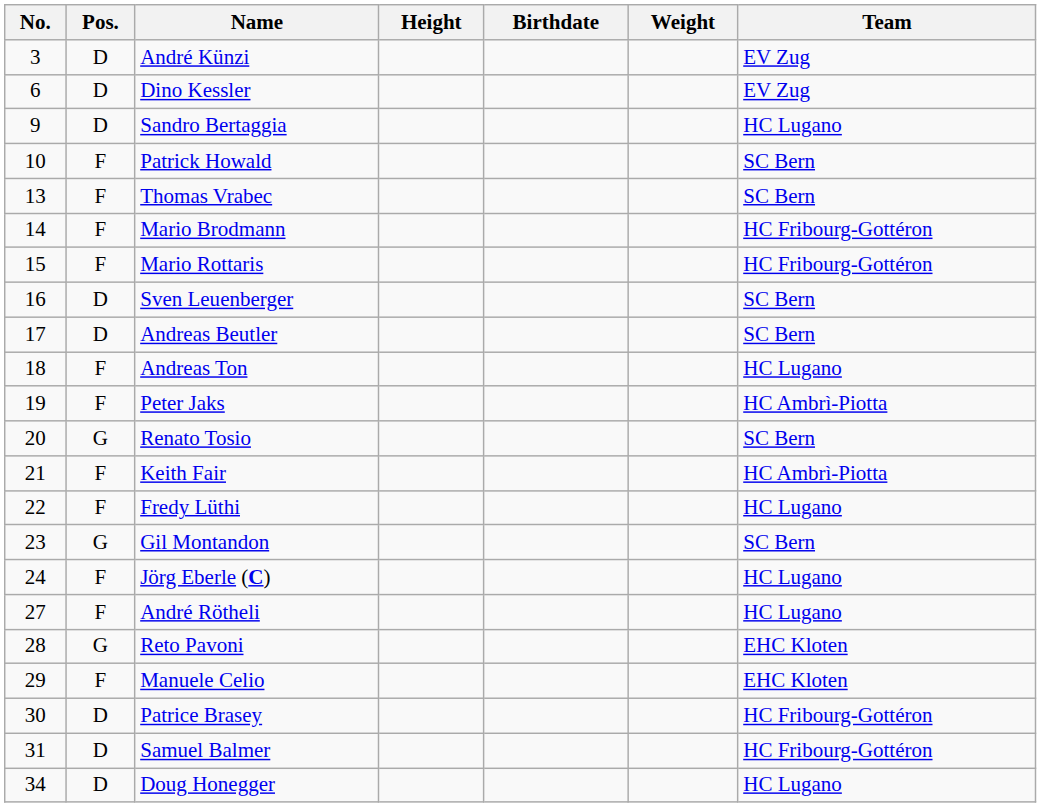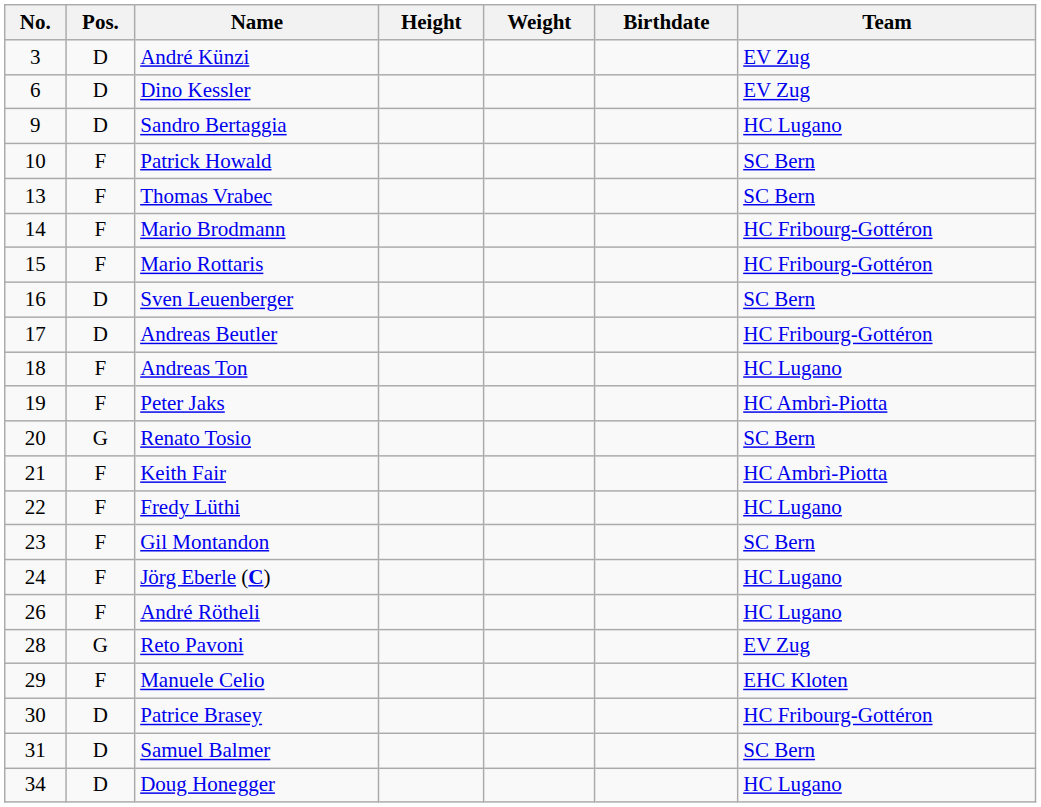columns swapped: (683, 22) <-> (556, 22)
(779, 334) SC Bern -> (838, 334) HC Fribourg-Gottéron
(100, 542) G -> (100, 542) F
(35, 611) 27 -> (35, 611) 26
(795, 646) EHC Kloten -> (777, 646) EV Zug
(838, 750) HC Fribourg-Gottéron -> (779, 750) SC Bern
